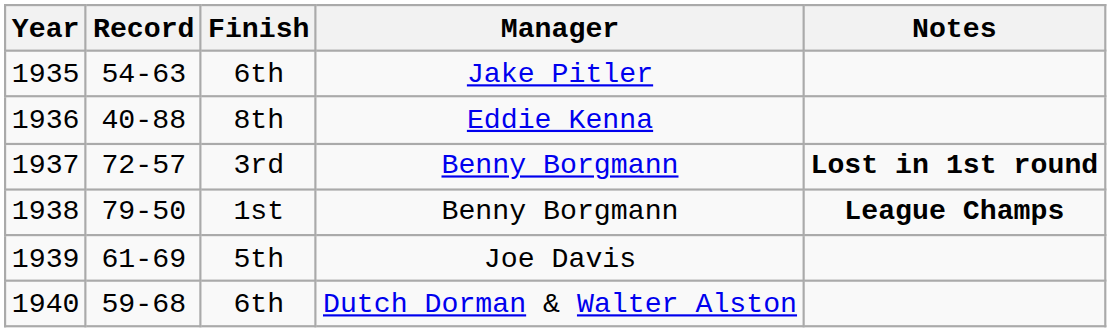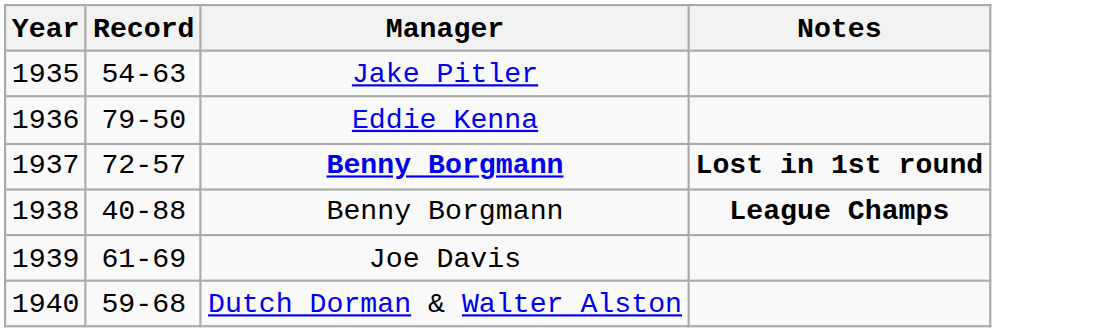- column: (259, 28)
(144, 120) 40-88 -> (144, 120) 79-50
(560, 166) normal -> (445, 166) bold
(144, 212) 79-50 -> (144, 212) 40-88
